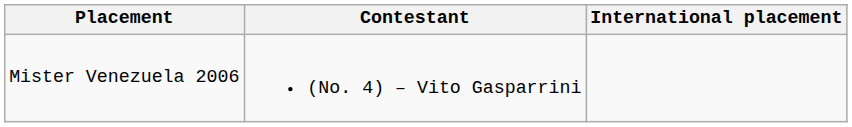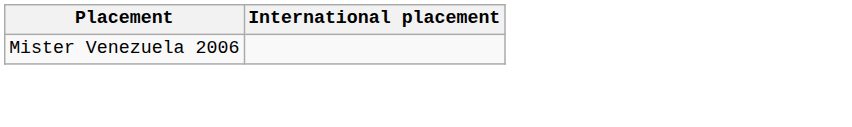- column: (415, 20)
